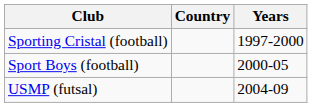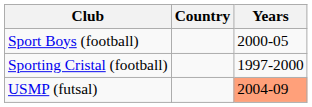rows swapped: (88, 41) <-> (73, 65)
(263, 89) no background -> (263, 89) lightsalmon background
